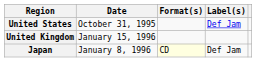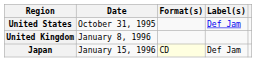(117, 37) January 15, 1996 -> (114, 37) January 8, 1996
(114, 50) January 8, 1996 -> (117, 50) January 15, 1996
